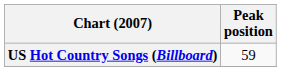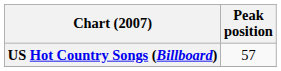(248, 54) 59 -> (248, 54) 57
